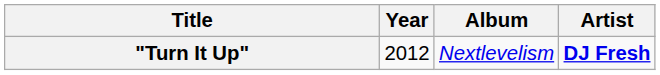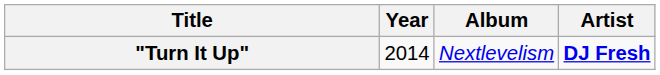(407, 52) 2012 -> (407, 52) 2014
